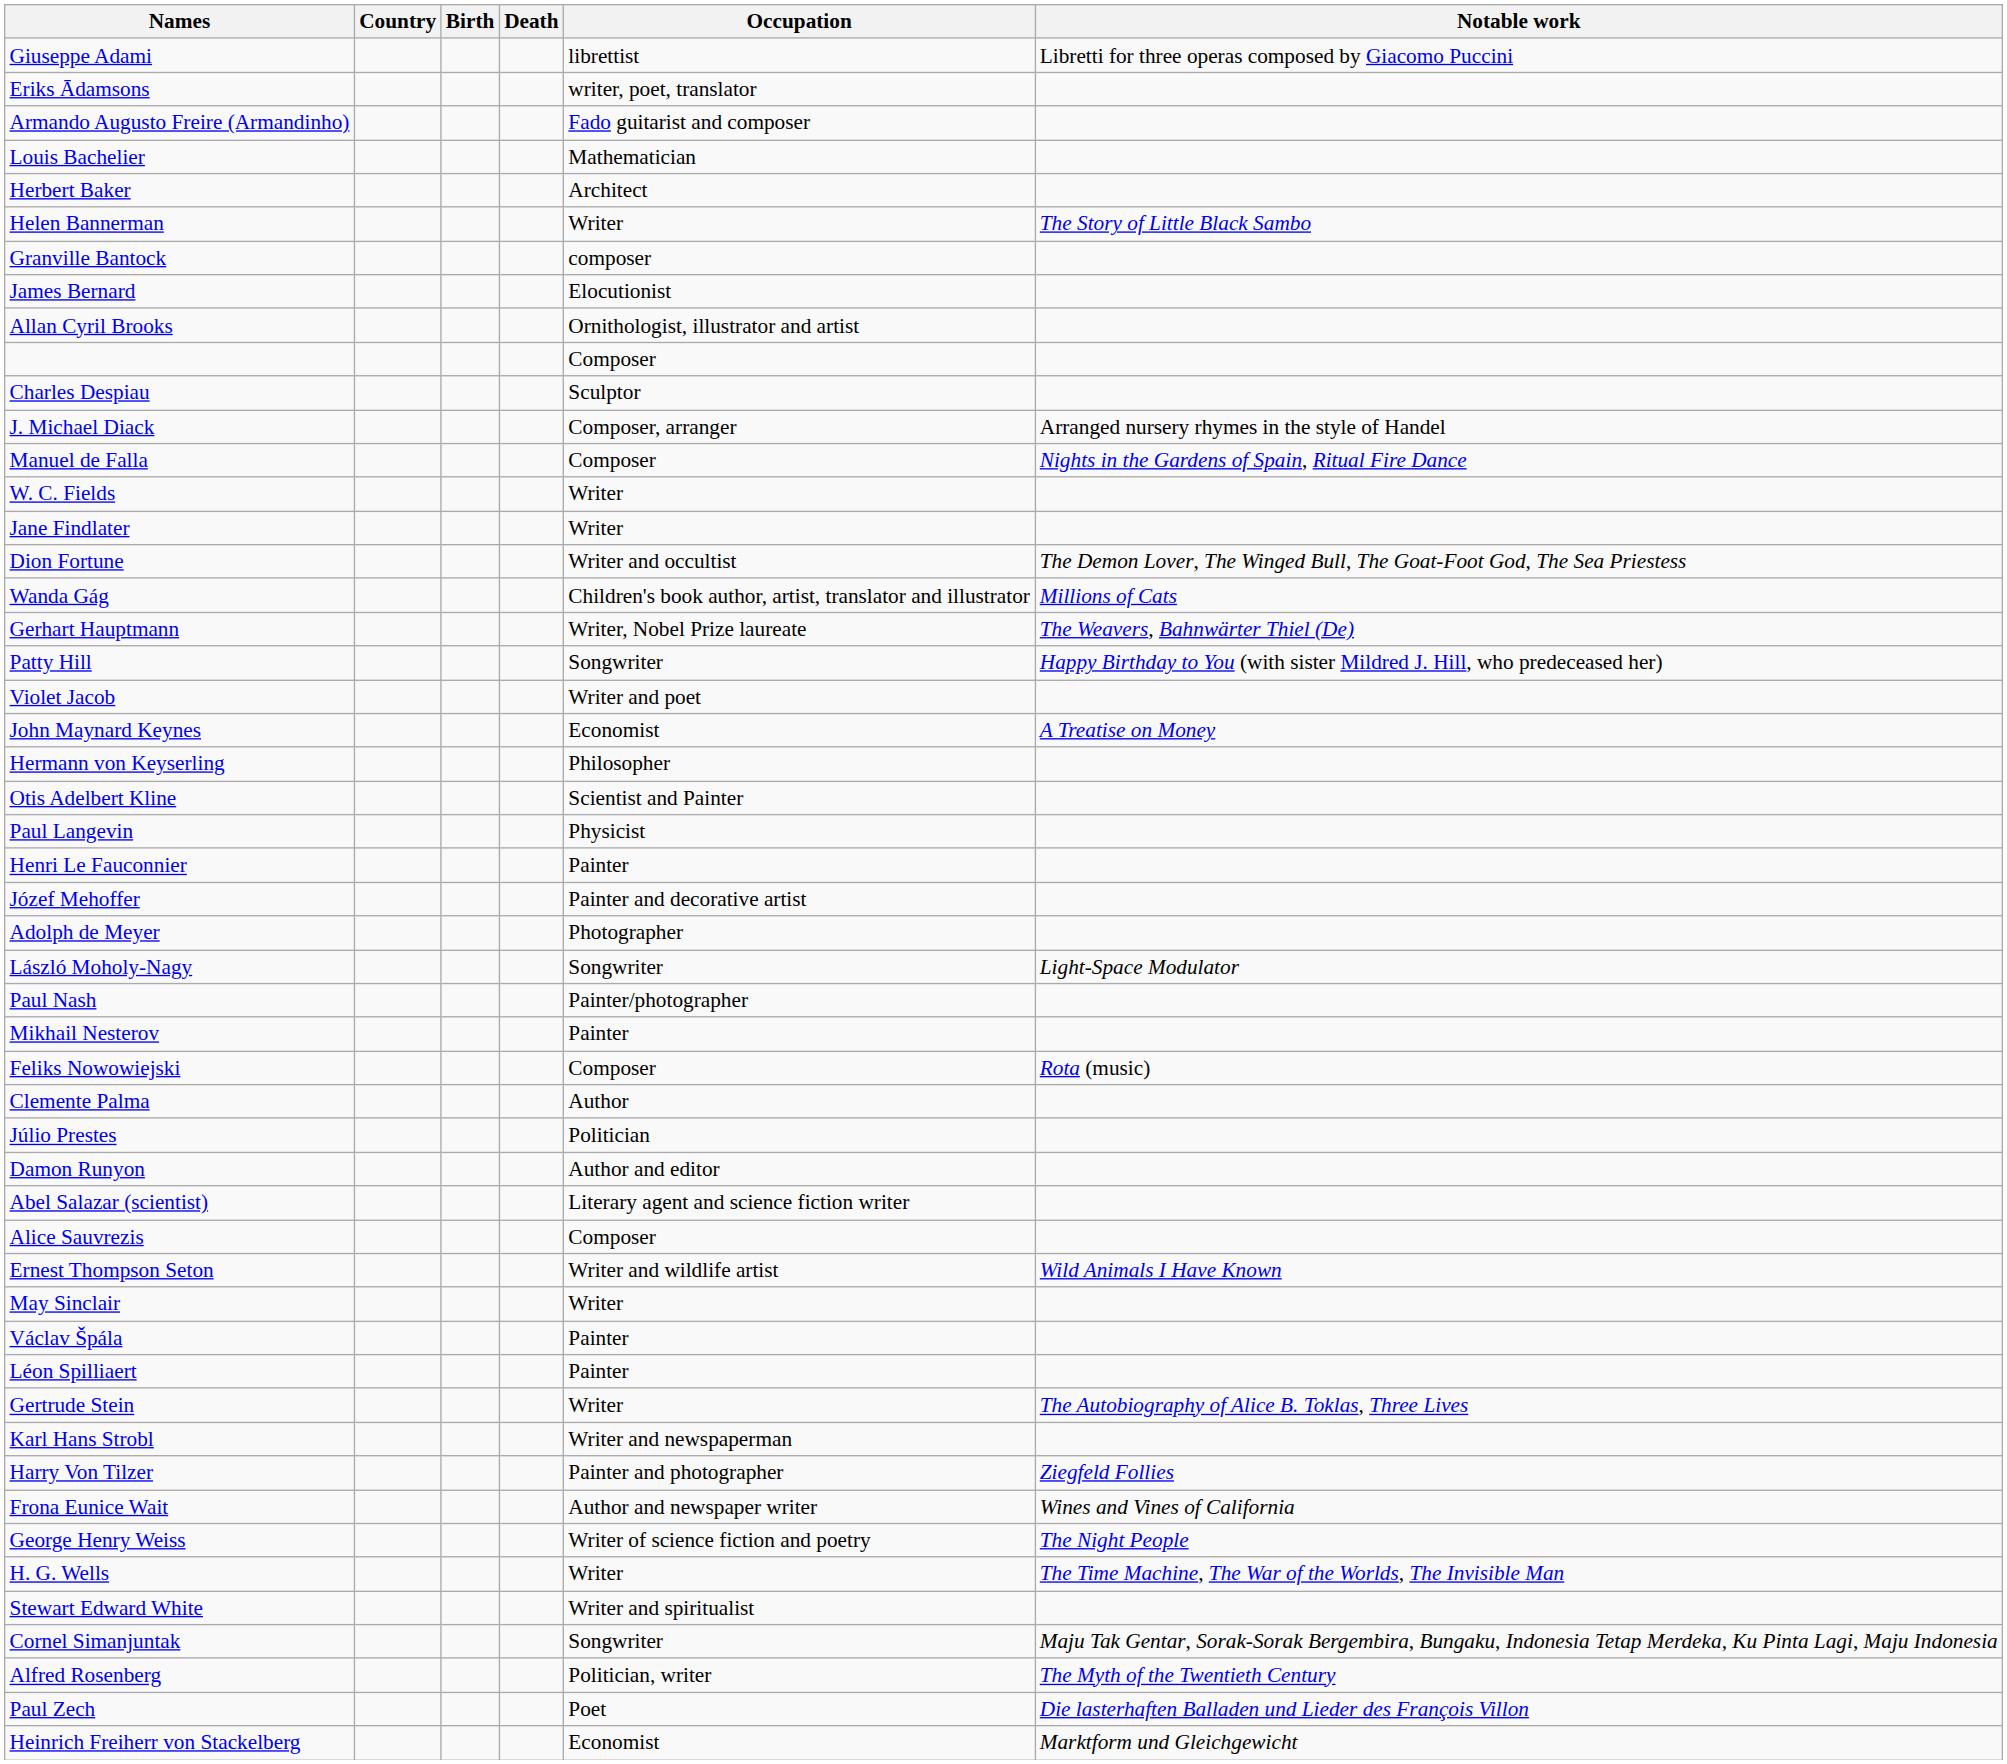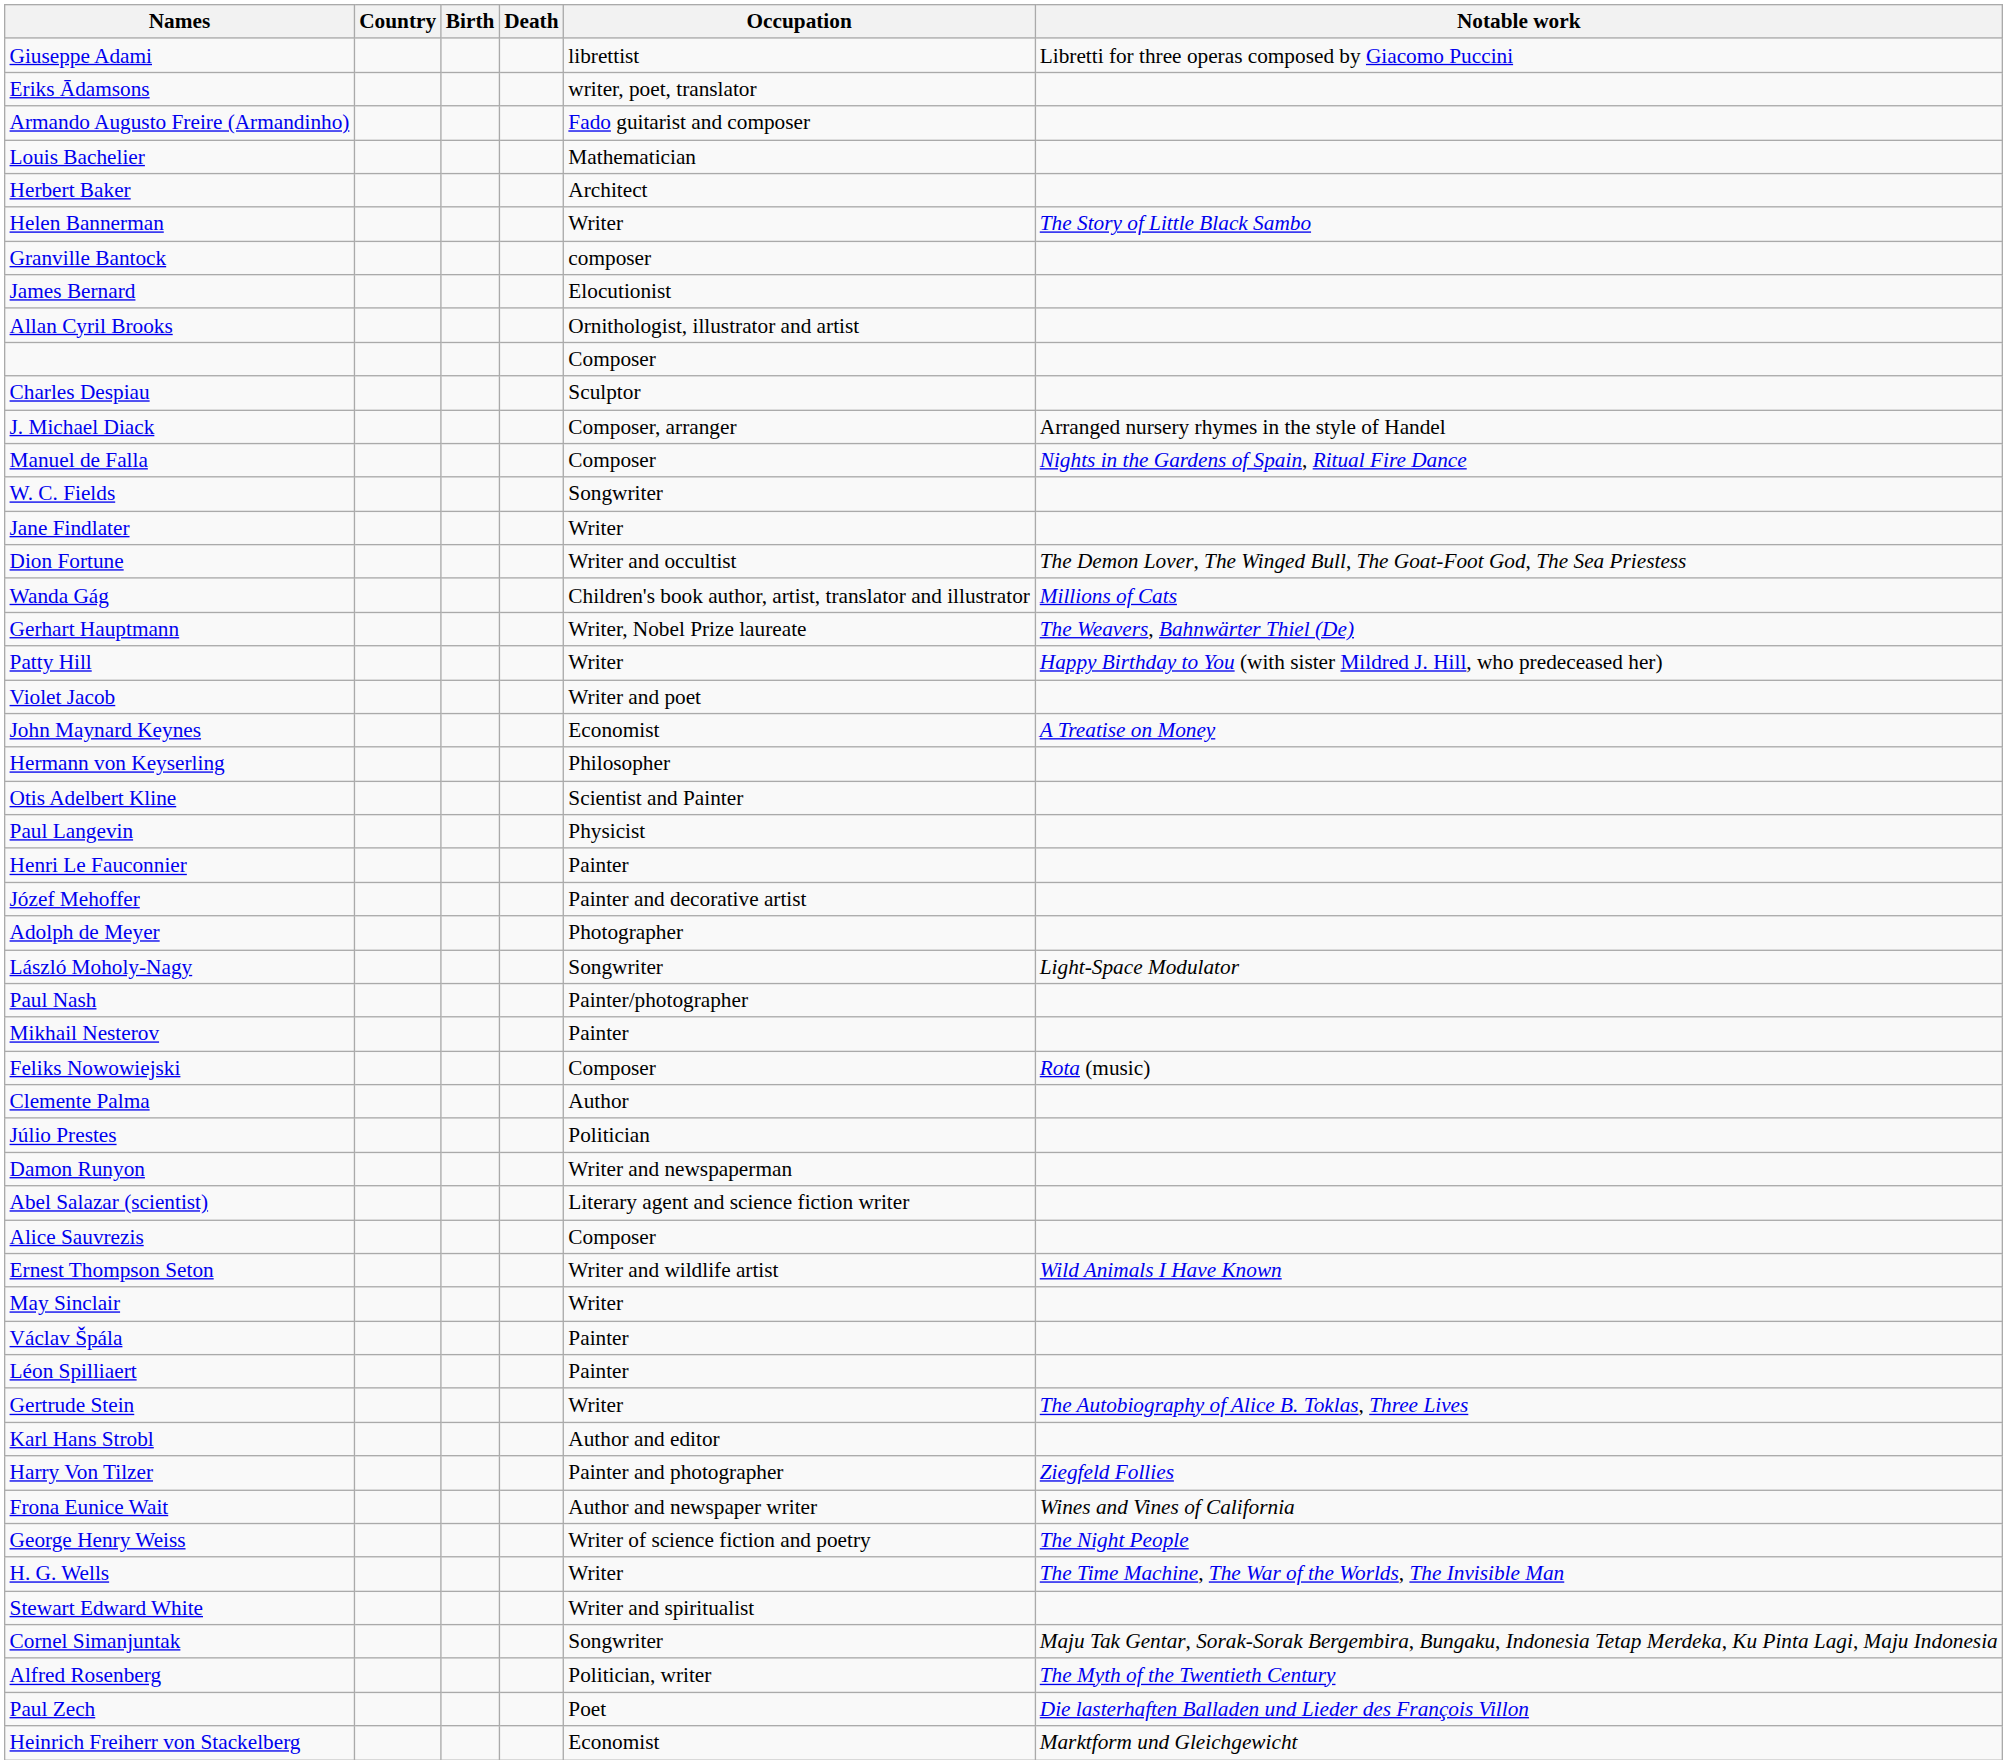(596, 493) Writer -> (616, 493) Songwriter
(616, 662) Songwriter -> (596, 662) Writer
(644, 1168) Author and editor -> (680, 1168) Writer and newspaperman
(680, 1438) Writer and newspaperman -> (644, 1438) Author and editor
